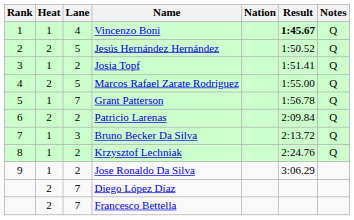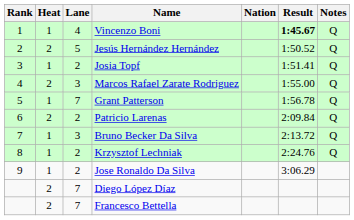(77, 83) 5 -> (77, 83) 3
